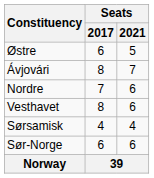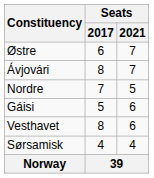(133, 51) 5 -> (133, 51) 7
(133, 88) 6 -> (133, 88) 5
+ row: (21, 107)
- row: (35, 145)
